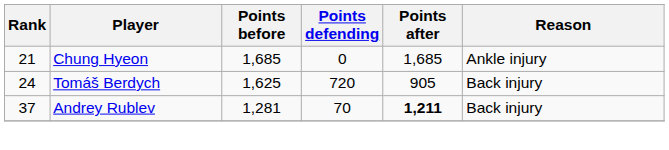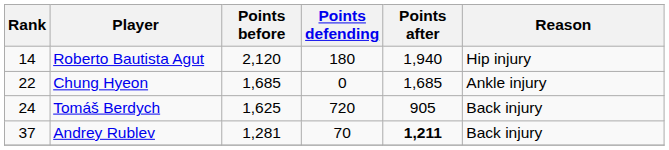+ row: (129, 58)
(27, 58) 21 -> (27, 83) 22
